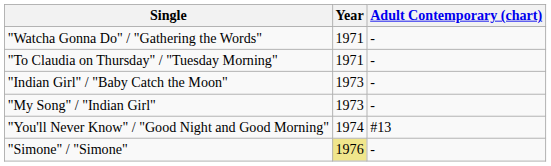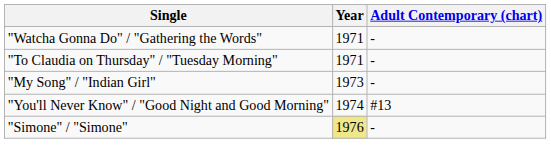- row: (118, 82)
